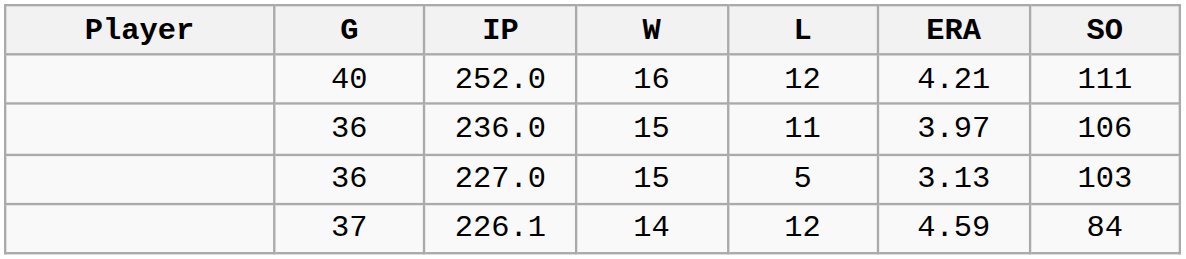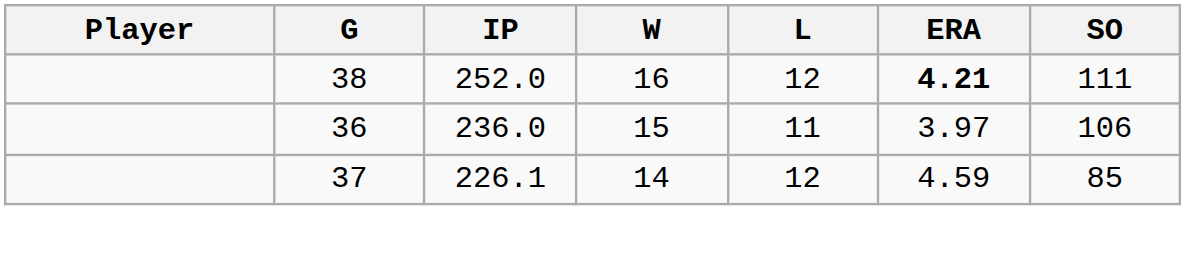(349, 80) 40 -> (349, 80) 38
(954, 80) normal -> (954, 80) bold
- row: (500, 179)
(1105, 228) 84 -> (1105, 179) 85
